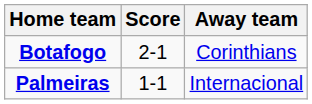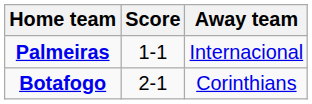rows swapped: (63, 83) <-> (63, 51)
